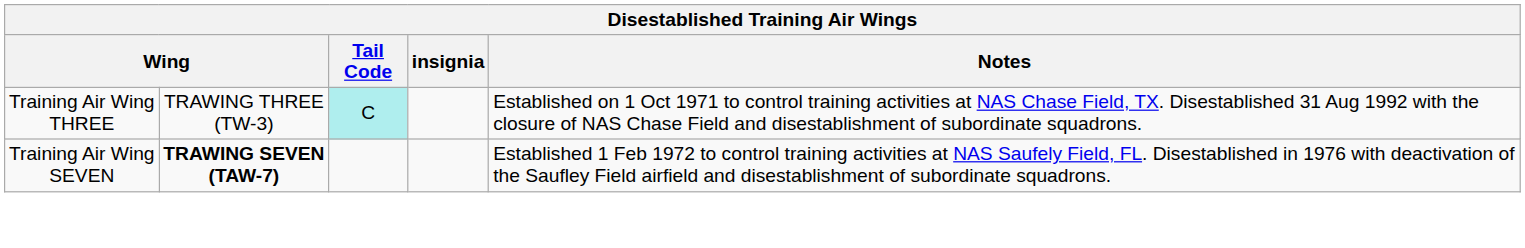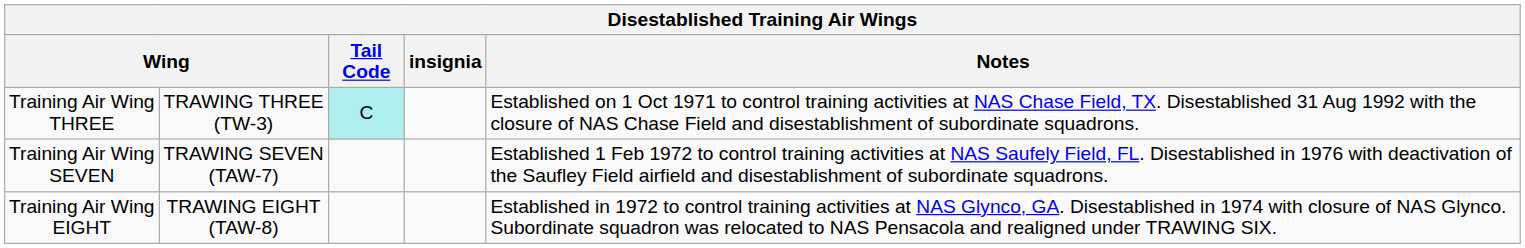(244, 165) bold -> (244, 165) normal
+ row: (82, 217)
